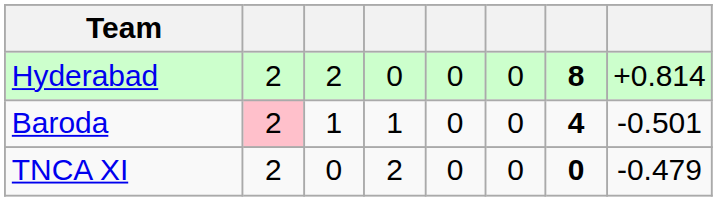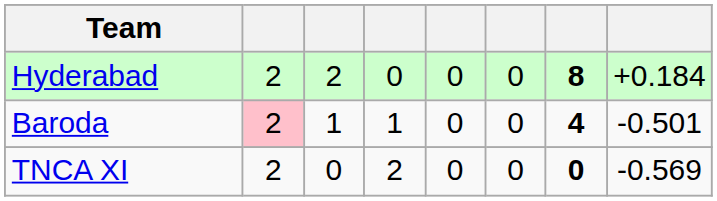(659, 75) +0.814 -> (659, 75) +0.184
(659, 170) -0.479 -> (659, 170) -0.569
